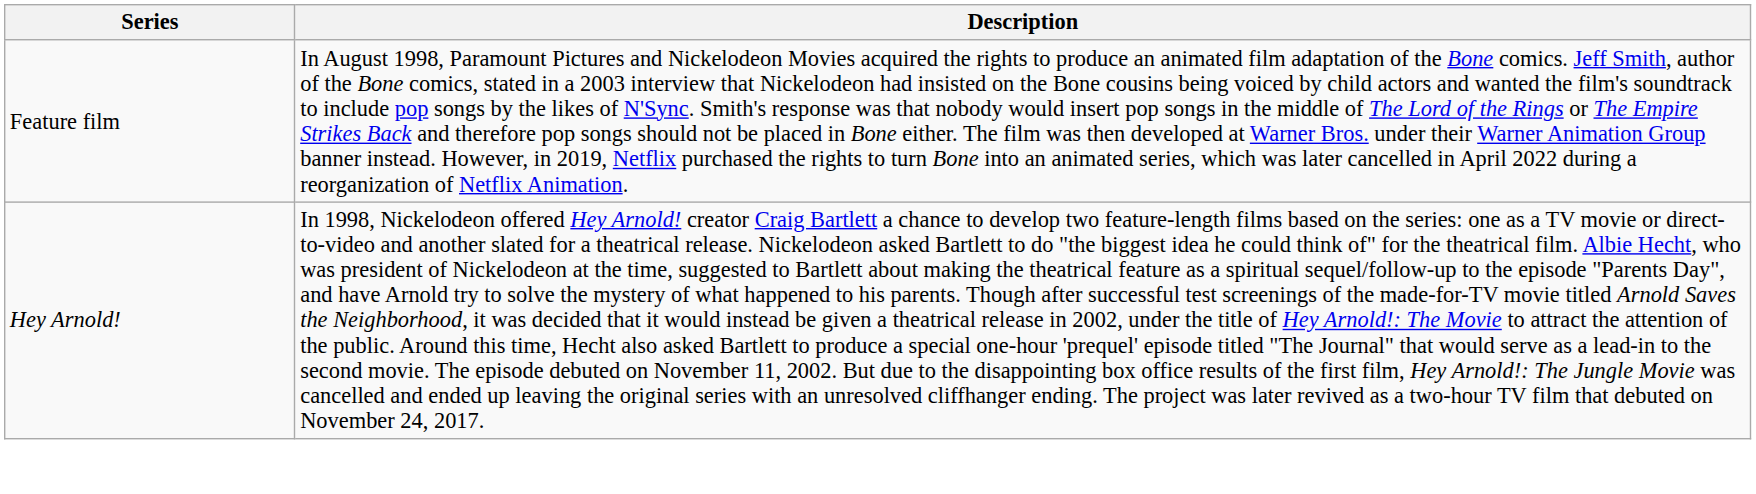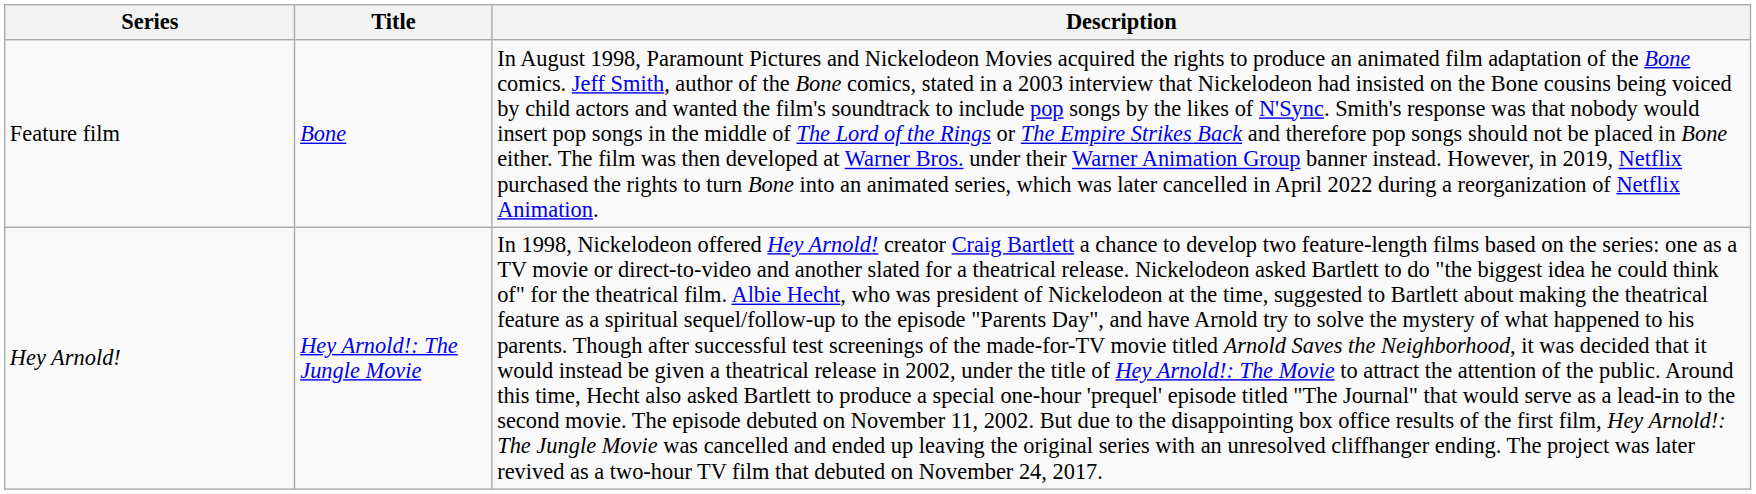+ column: (394, 22)
